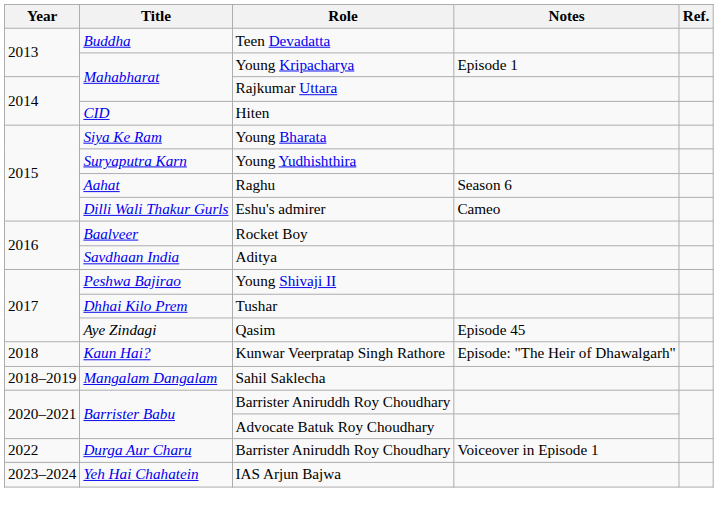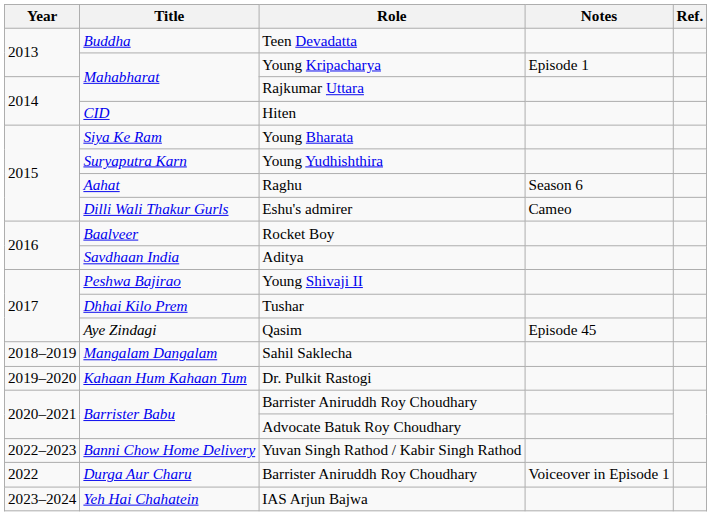- row: (117, 354)
+ row: (165, 378)
+ row: (169, 450)
